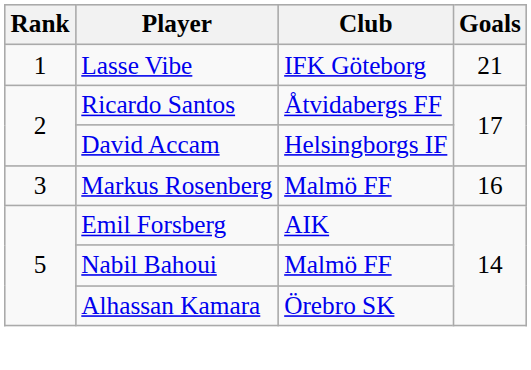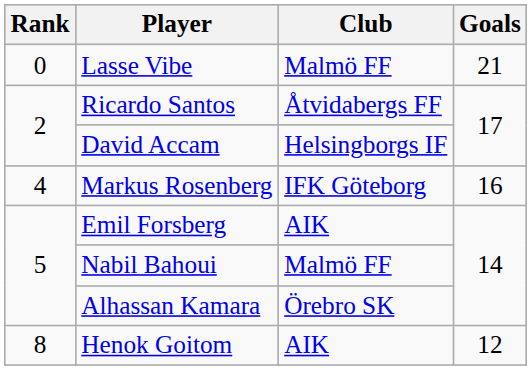(40, 64) 1 -> (40, 64) 0
(355, 64) IFK Göteborg -> (338, 64) Malmö FF
(40, 184) 3 -> (40, 184) 4
(338, 184) Malmö FF -> (355, 184) IFK Göteborg
+ row: (157, 345)
